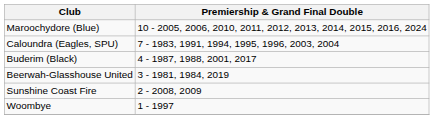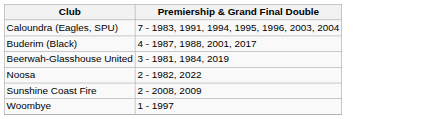- row: (53, 28)
+ row: (21, 75)
